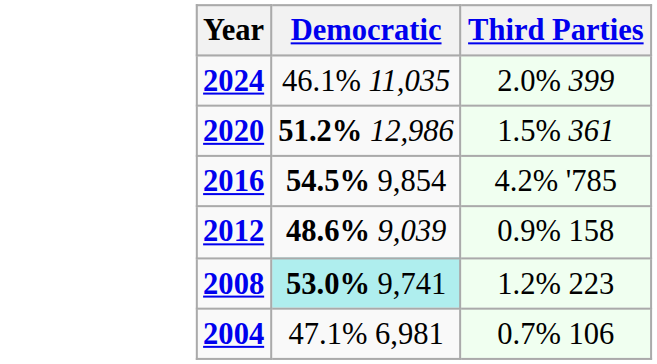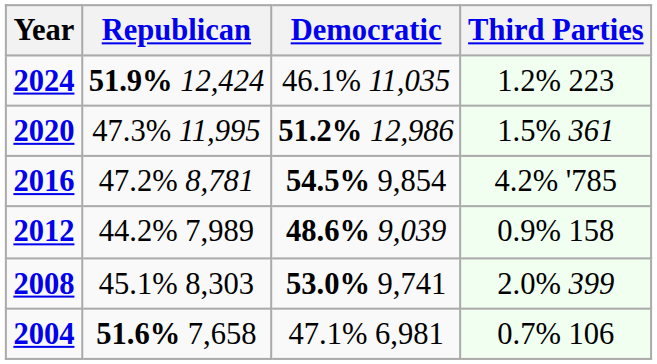+ column: (176, 30)
(556, 80) 2.0% 399 -> (556, 80) 1.2% 223
(366, 282) paleturquoise background -> (366, 282) no background
(556, 282) 1.2% 223 -> (556, 282) 2.0% 399
